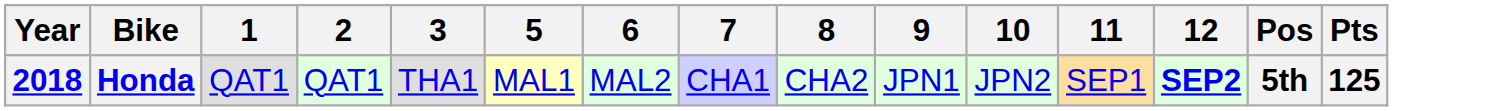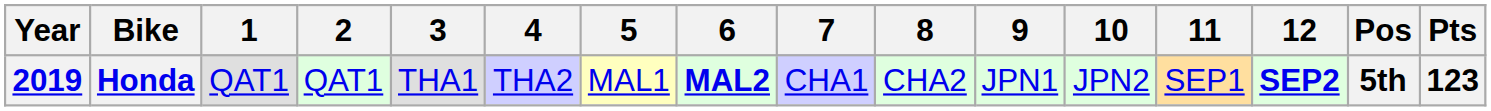+ column: (533, 30)
(47, 80) 2018 -> (47, 80) 2019
(631, 80) normal -> (727, 80) bold
(1354, 80) 125 -> (1453, 80) 123
